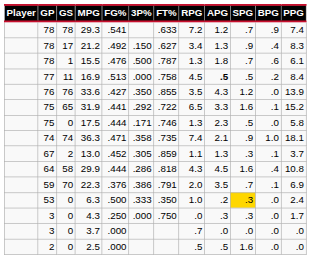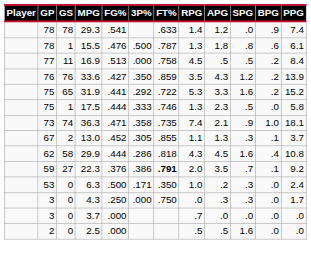(196, 30) 7.2 -> (196, 30) 1.4
(249, 30) .7 -> (249, 30) .0
- row: (90, 45)
(249, 61) .7 -> (249, 45) .8
(224, 76) bold -> (224, 61) normal
(167, 92) .855 -> (167, 76) .859
(275, 92) .0 -> (275, 76) .2
(196, 107) 6.5 -> (196, 92) 5.3
(275, 107) .1 -> (275, 92) .2
(70, 123) 0 -> (70, 107) 1
(142, 123) .171 -> (142, 107) .333
(49, 138) 74 -> (49, 123) 73
(167, 153) .859 -> (167, 138) .855
(49, 169) 64 -> (49, 153) 62
(68, 184) 70 -> (68, 169) 27
(167, 184) normal -> (167, 169) bold
(297, 184) 6.9 -> (297, 169) 9.2
(142, 200) .333 -> (142, 184) .171
(249, 200) gold background -> (249, 184) no background
